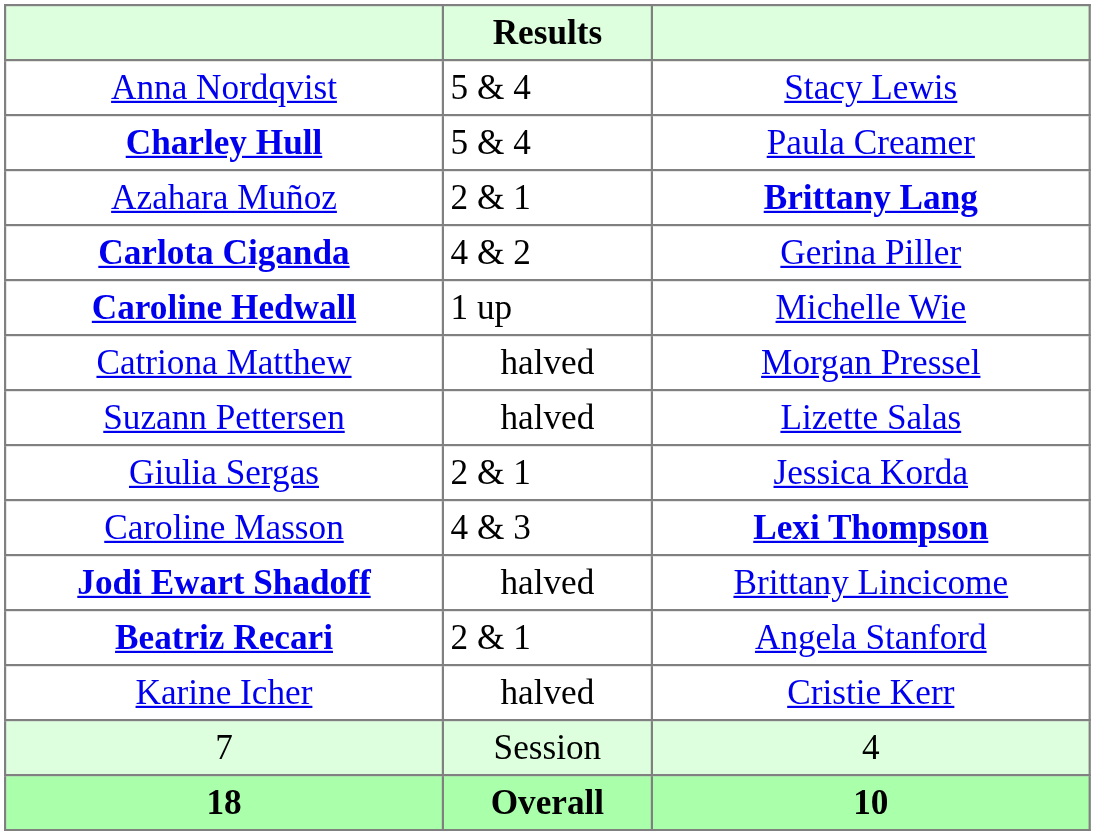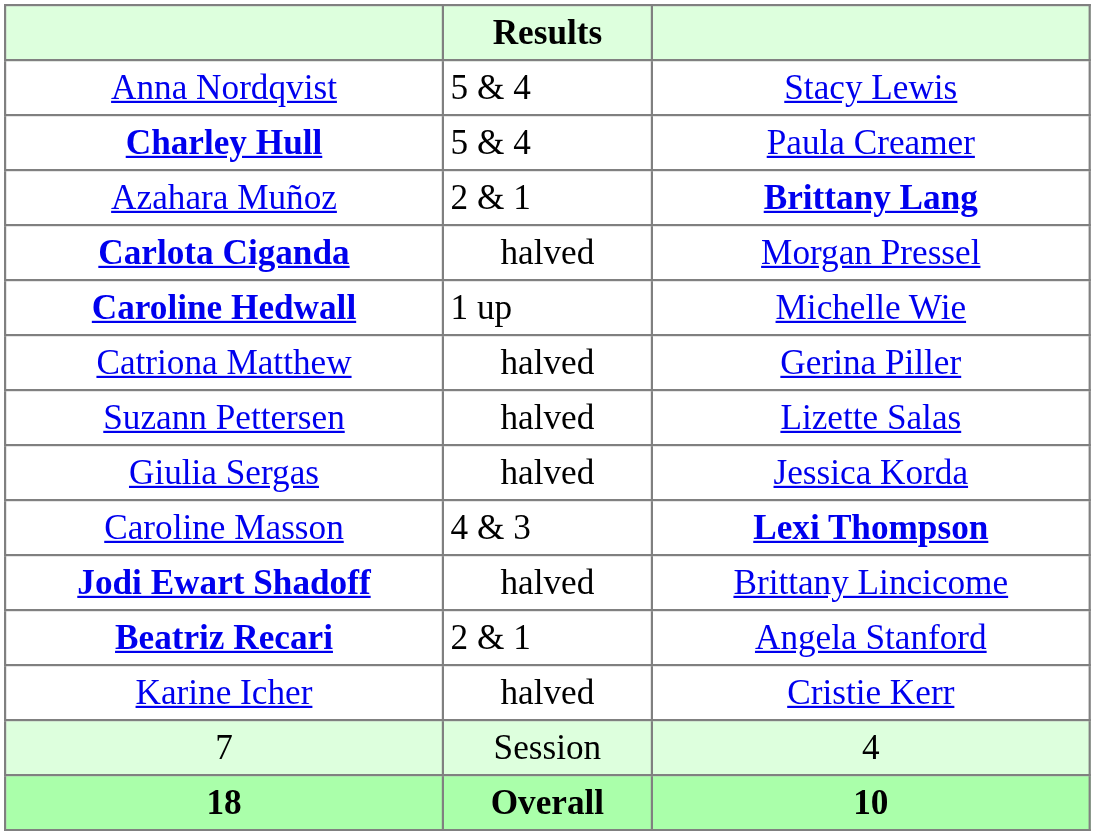(491, 252) 4 & 2 -> (547, 252) halved
(871, 252) Gerina Piller -> (871, 252) Morgan Pressel
(871, 362) Morgan Pressel -> (871, 362) Gerina Piller
(491, 472) 2 & 1 -> (547, 472) halved
